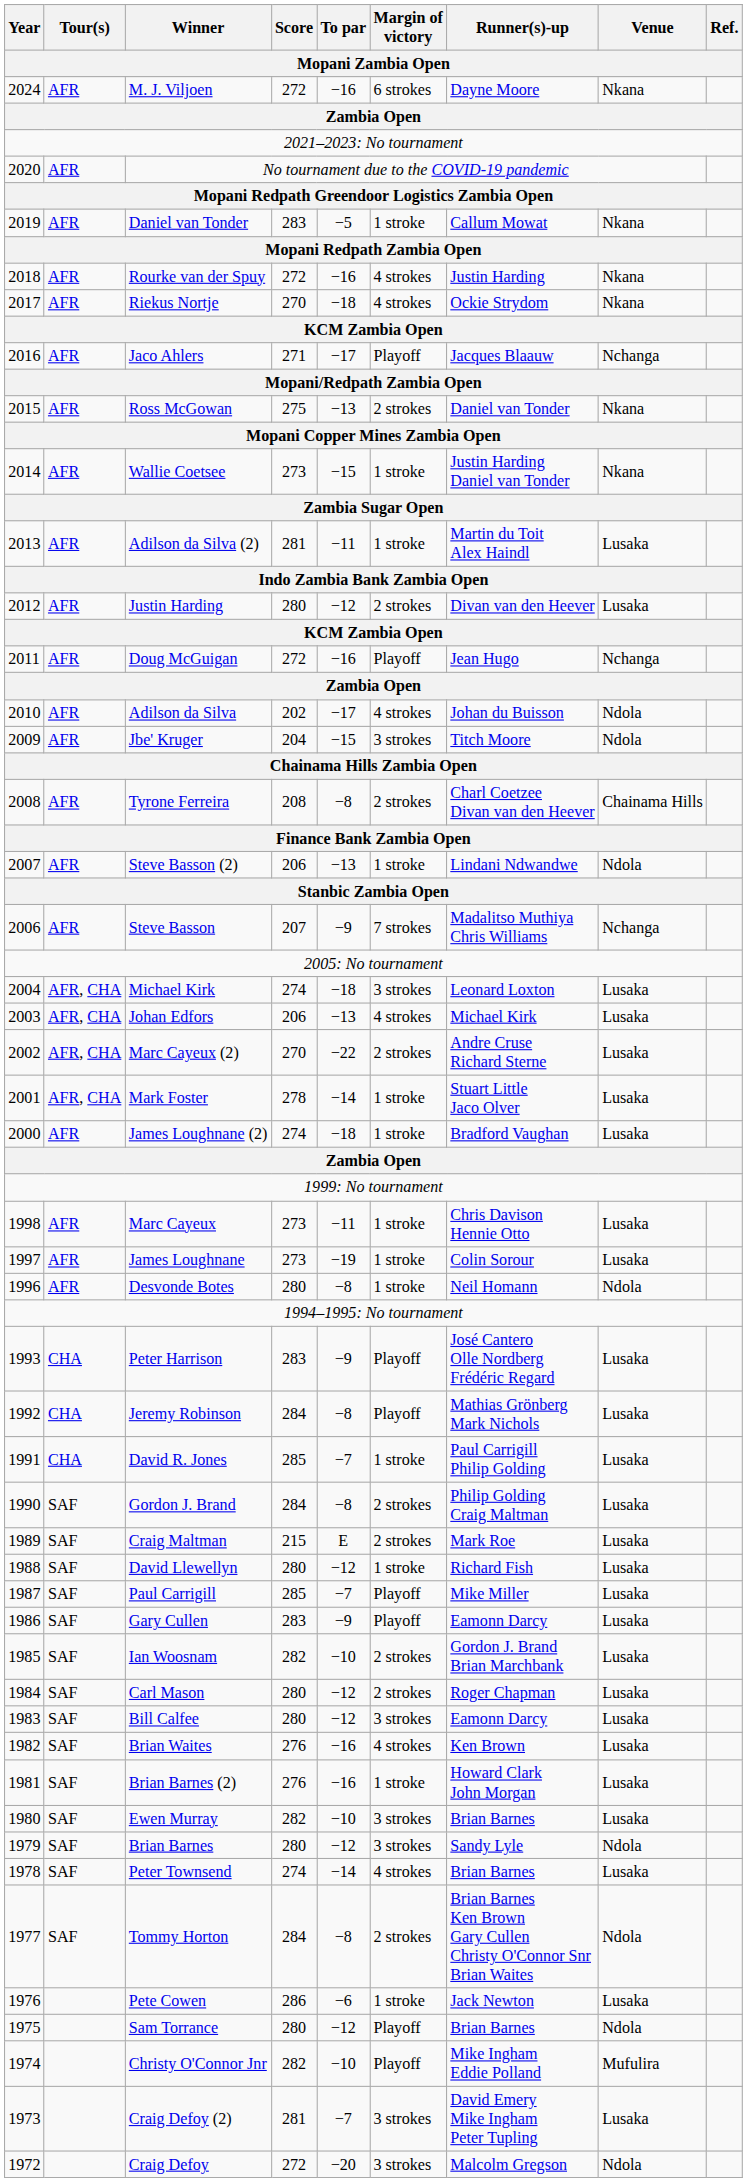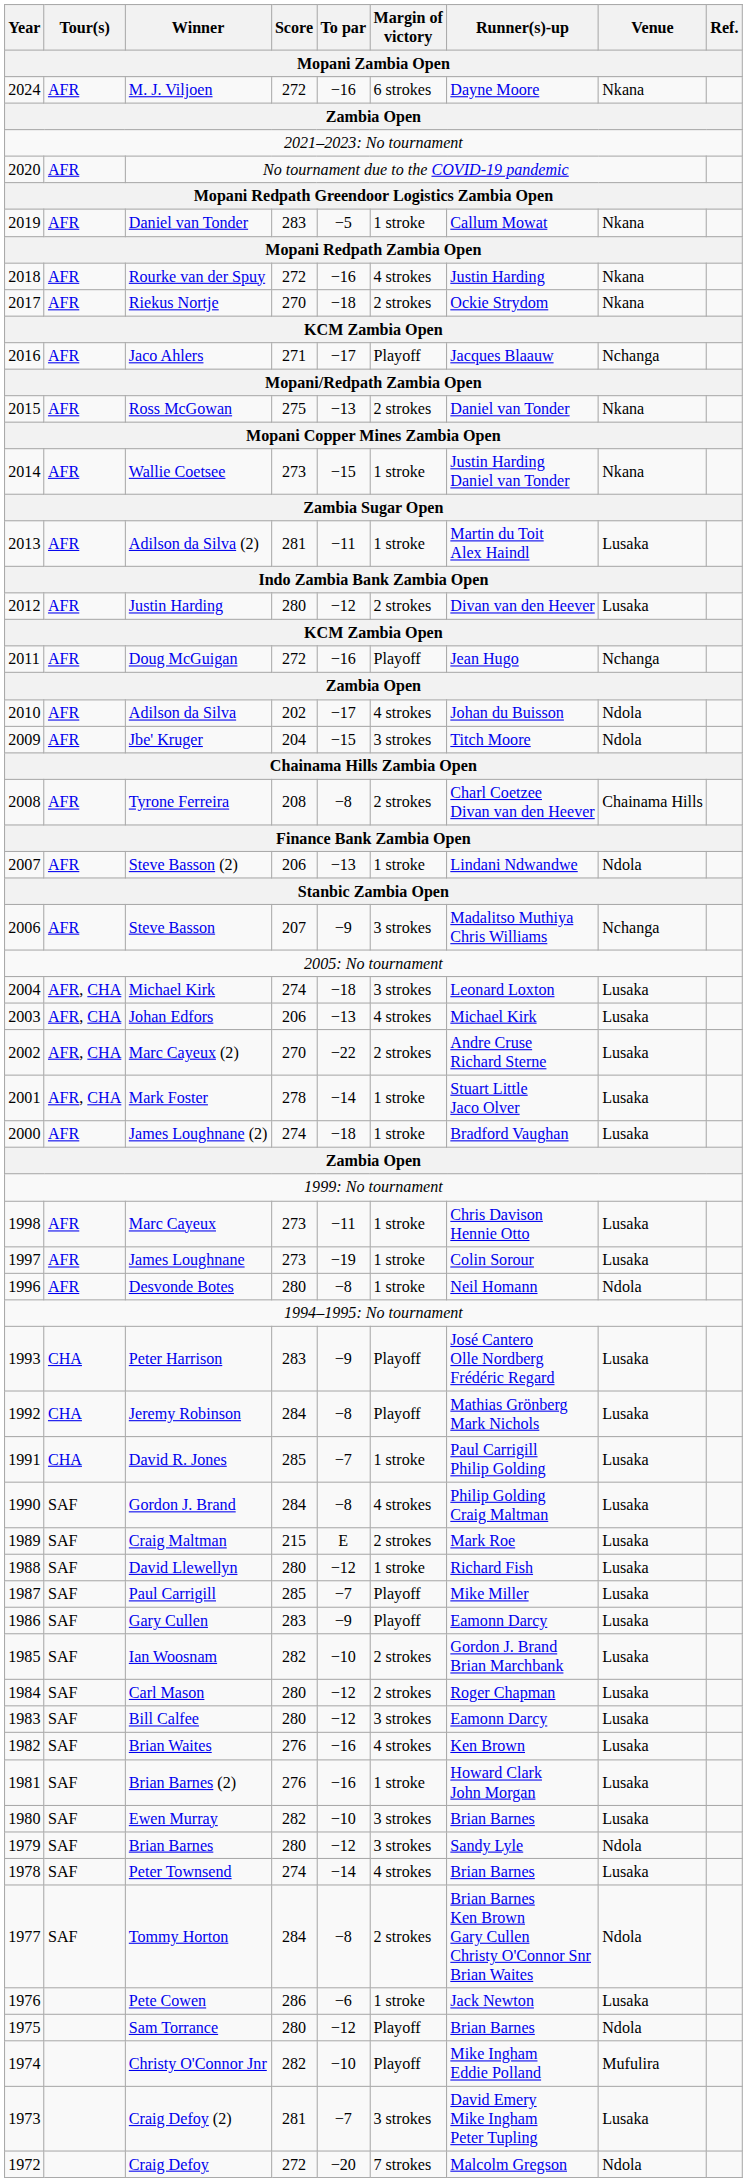(402, 302) 4 strokes -> (402, 302) 2 strokes
(402, 927) 7 strokes -> (402, 927) 3 strokes
(402, 1505) 2 strokes -> (402, 1505) 4 strokes
(402, 2164) 3 strokes -> (402, 2164) 7 strokes
